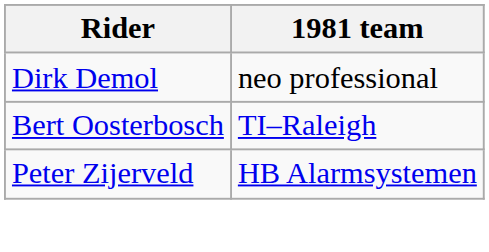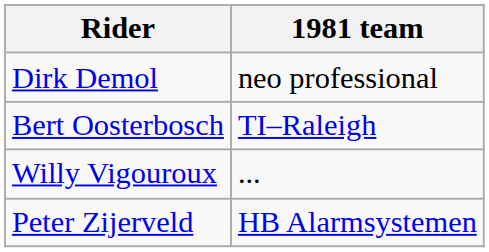+ row: (114, 173)
